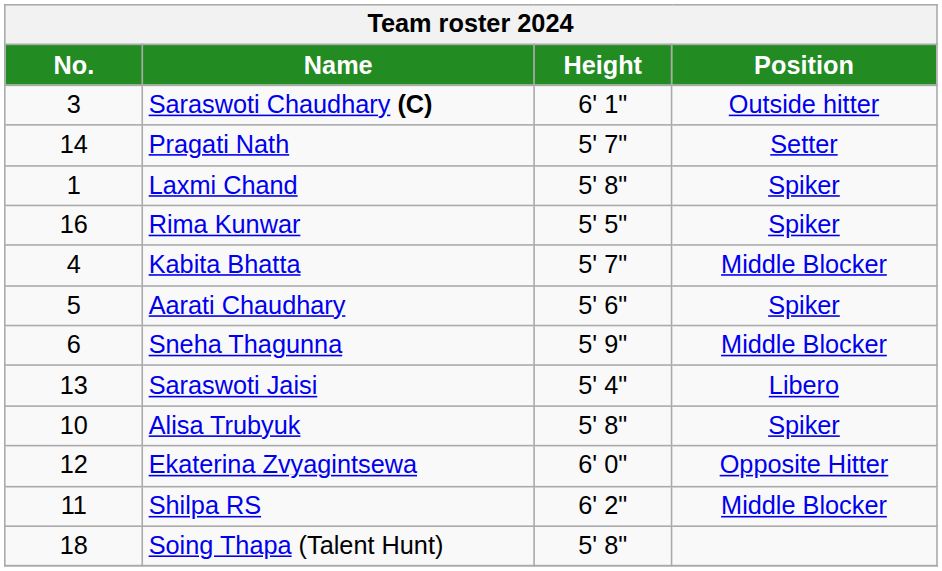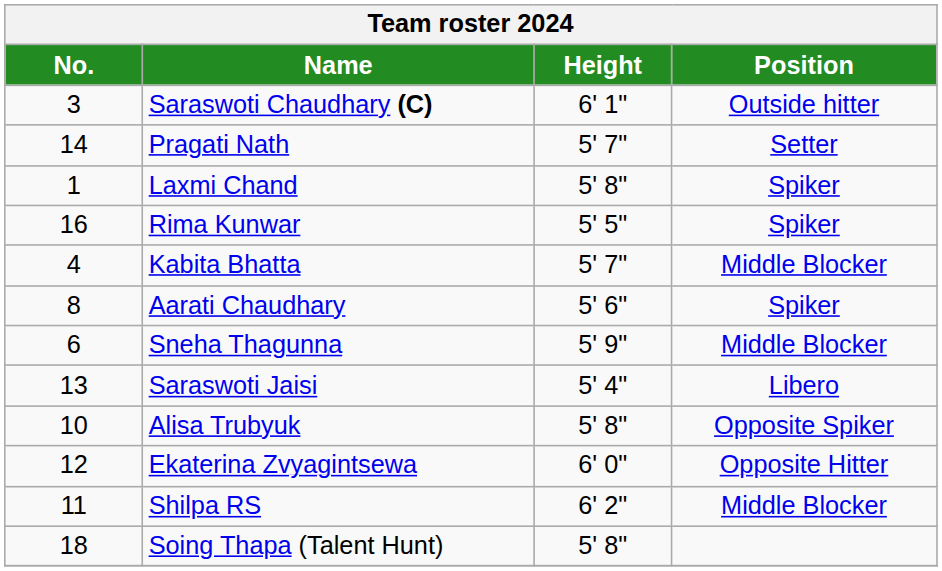(74, 305) 5 -> (74, 305) 8
(804, 425) Spiker -> (804, 425) Opposite Spiker
